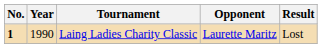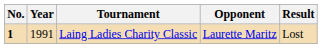(42, 34) 1990 -> (42, 34) 1991
